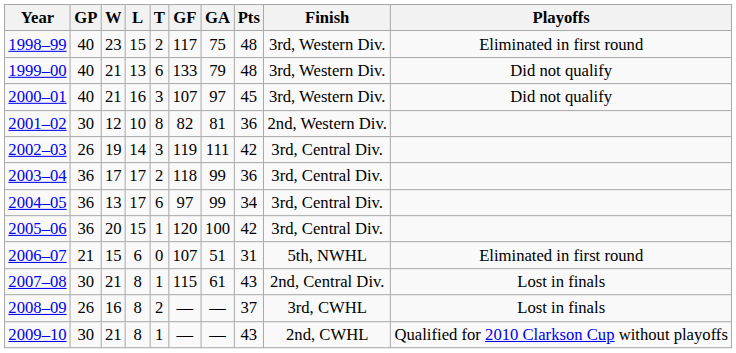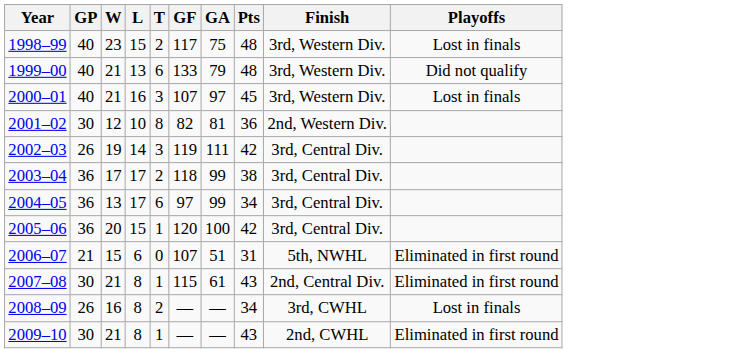(561, 44) Eliminated in first round -> (477, 44) Lost in finals
(561, 96) Did not qualify -> (477, 96) Lost in finals
(249, 176) 36 -> (249, 176) 38
(561, 281) Lost in finals -> (477, 281) Eliminated in first round
(249, 307) 37 -> (249, 307) 34
(561, 334) Qualified for 2010 Clarkson Cup without playoffs -> (477, 334) Eliminated in first round
